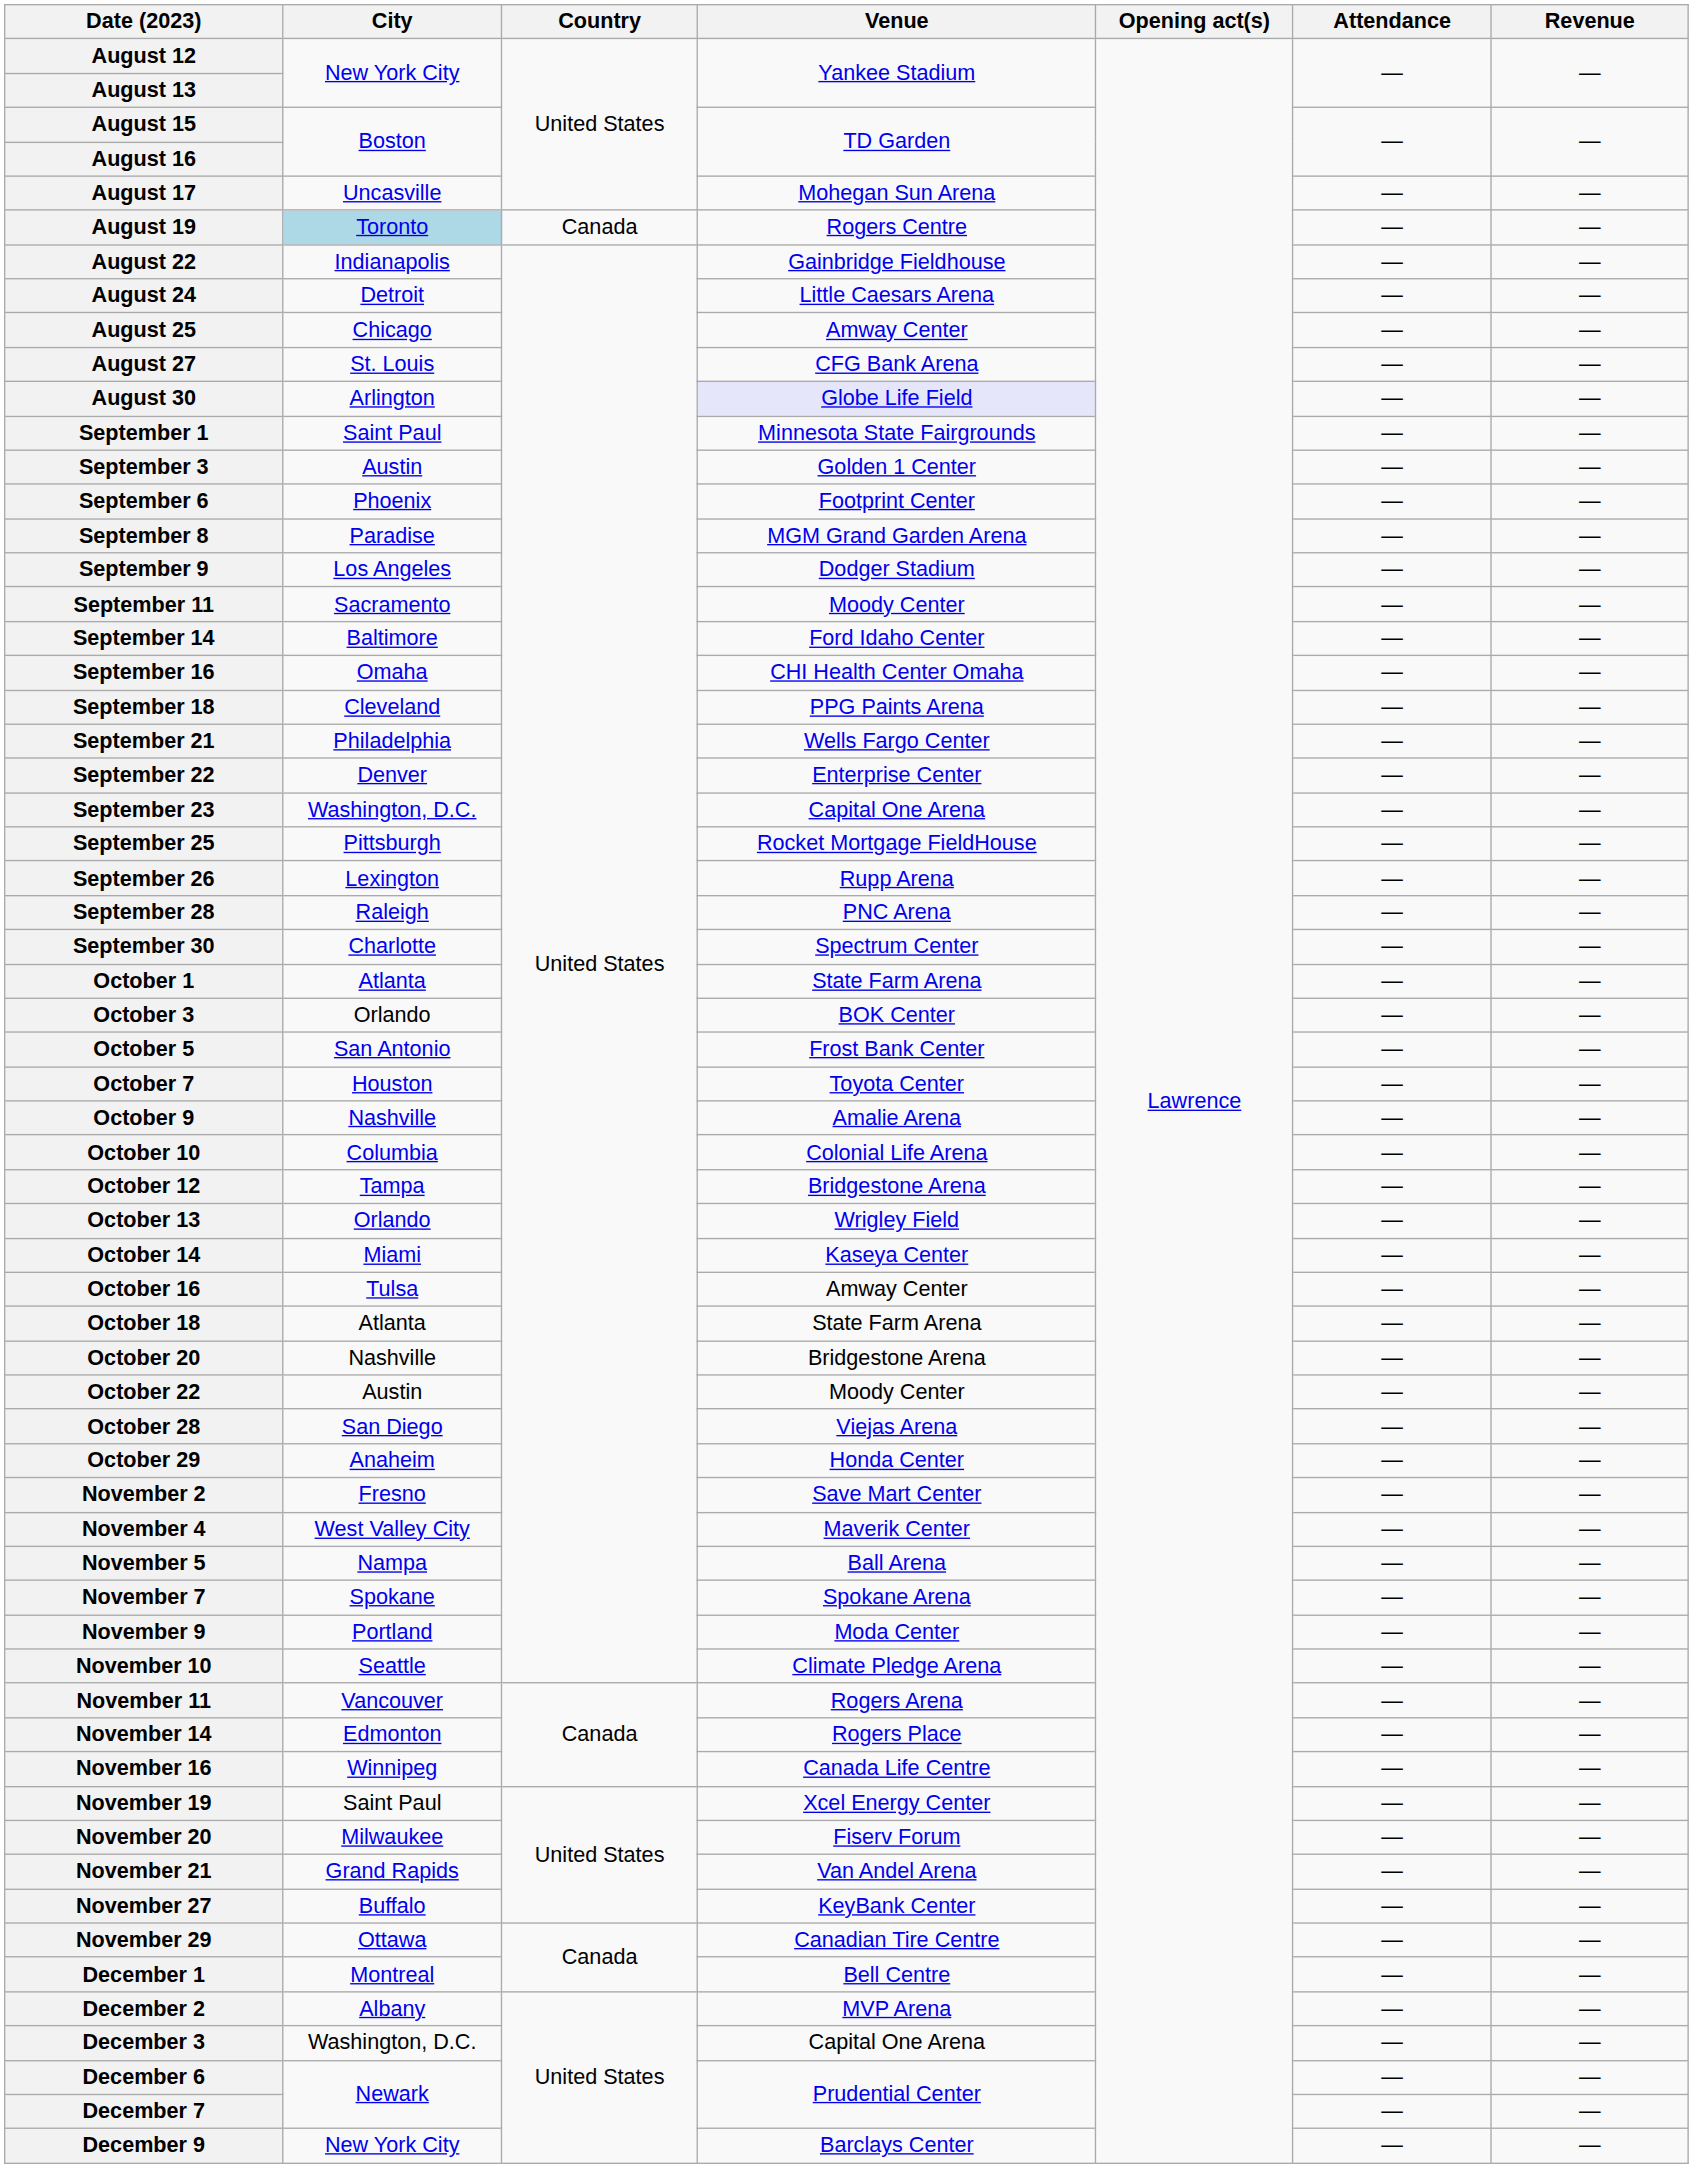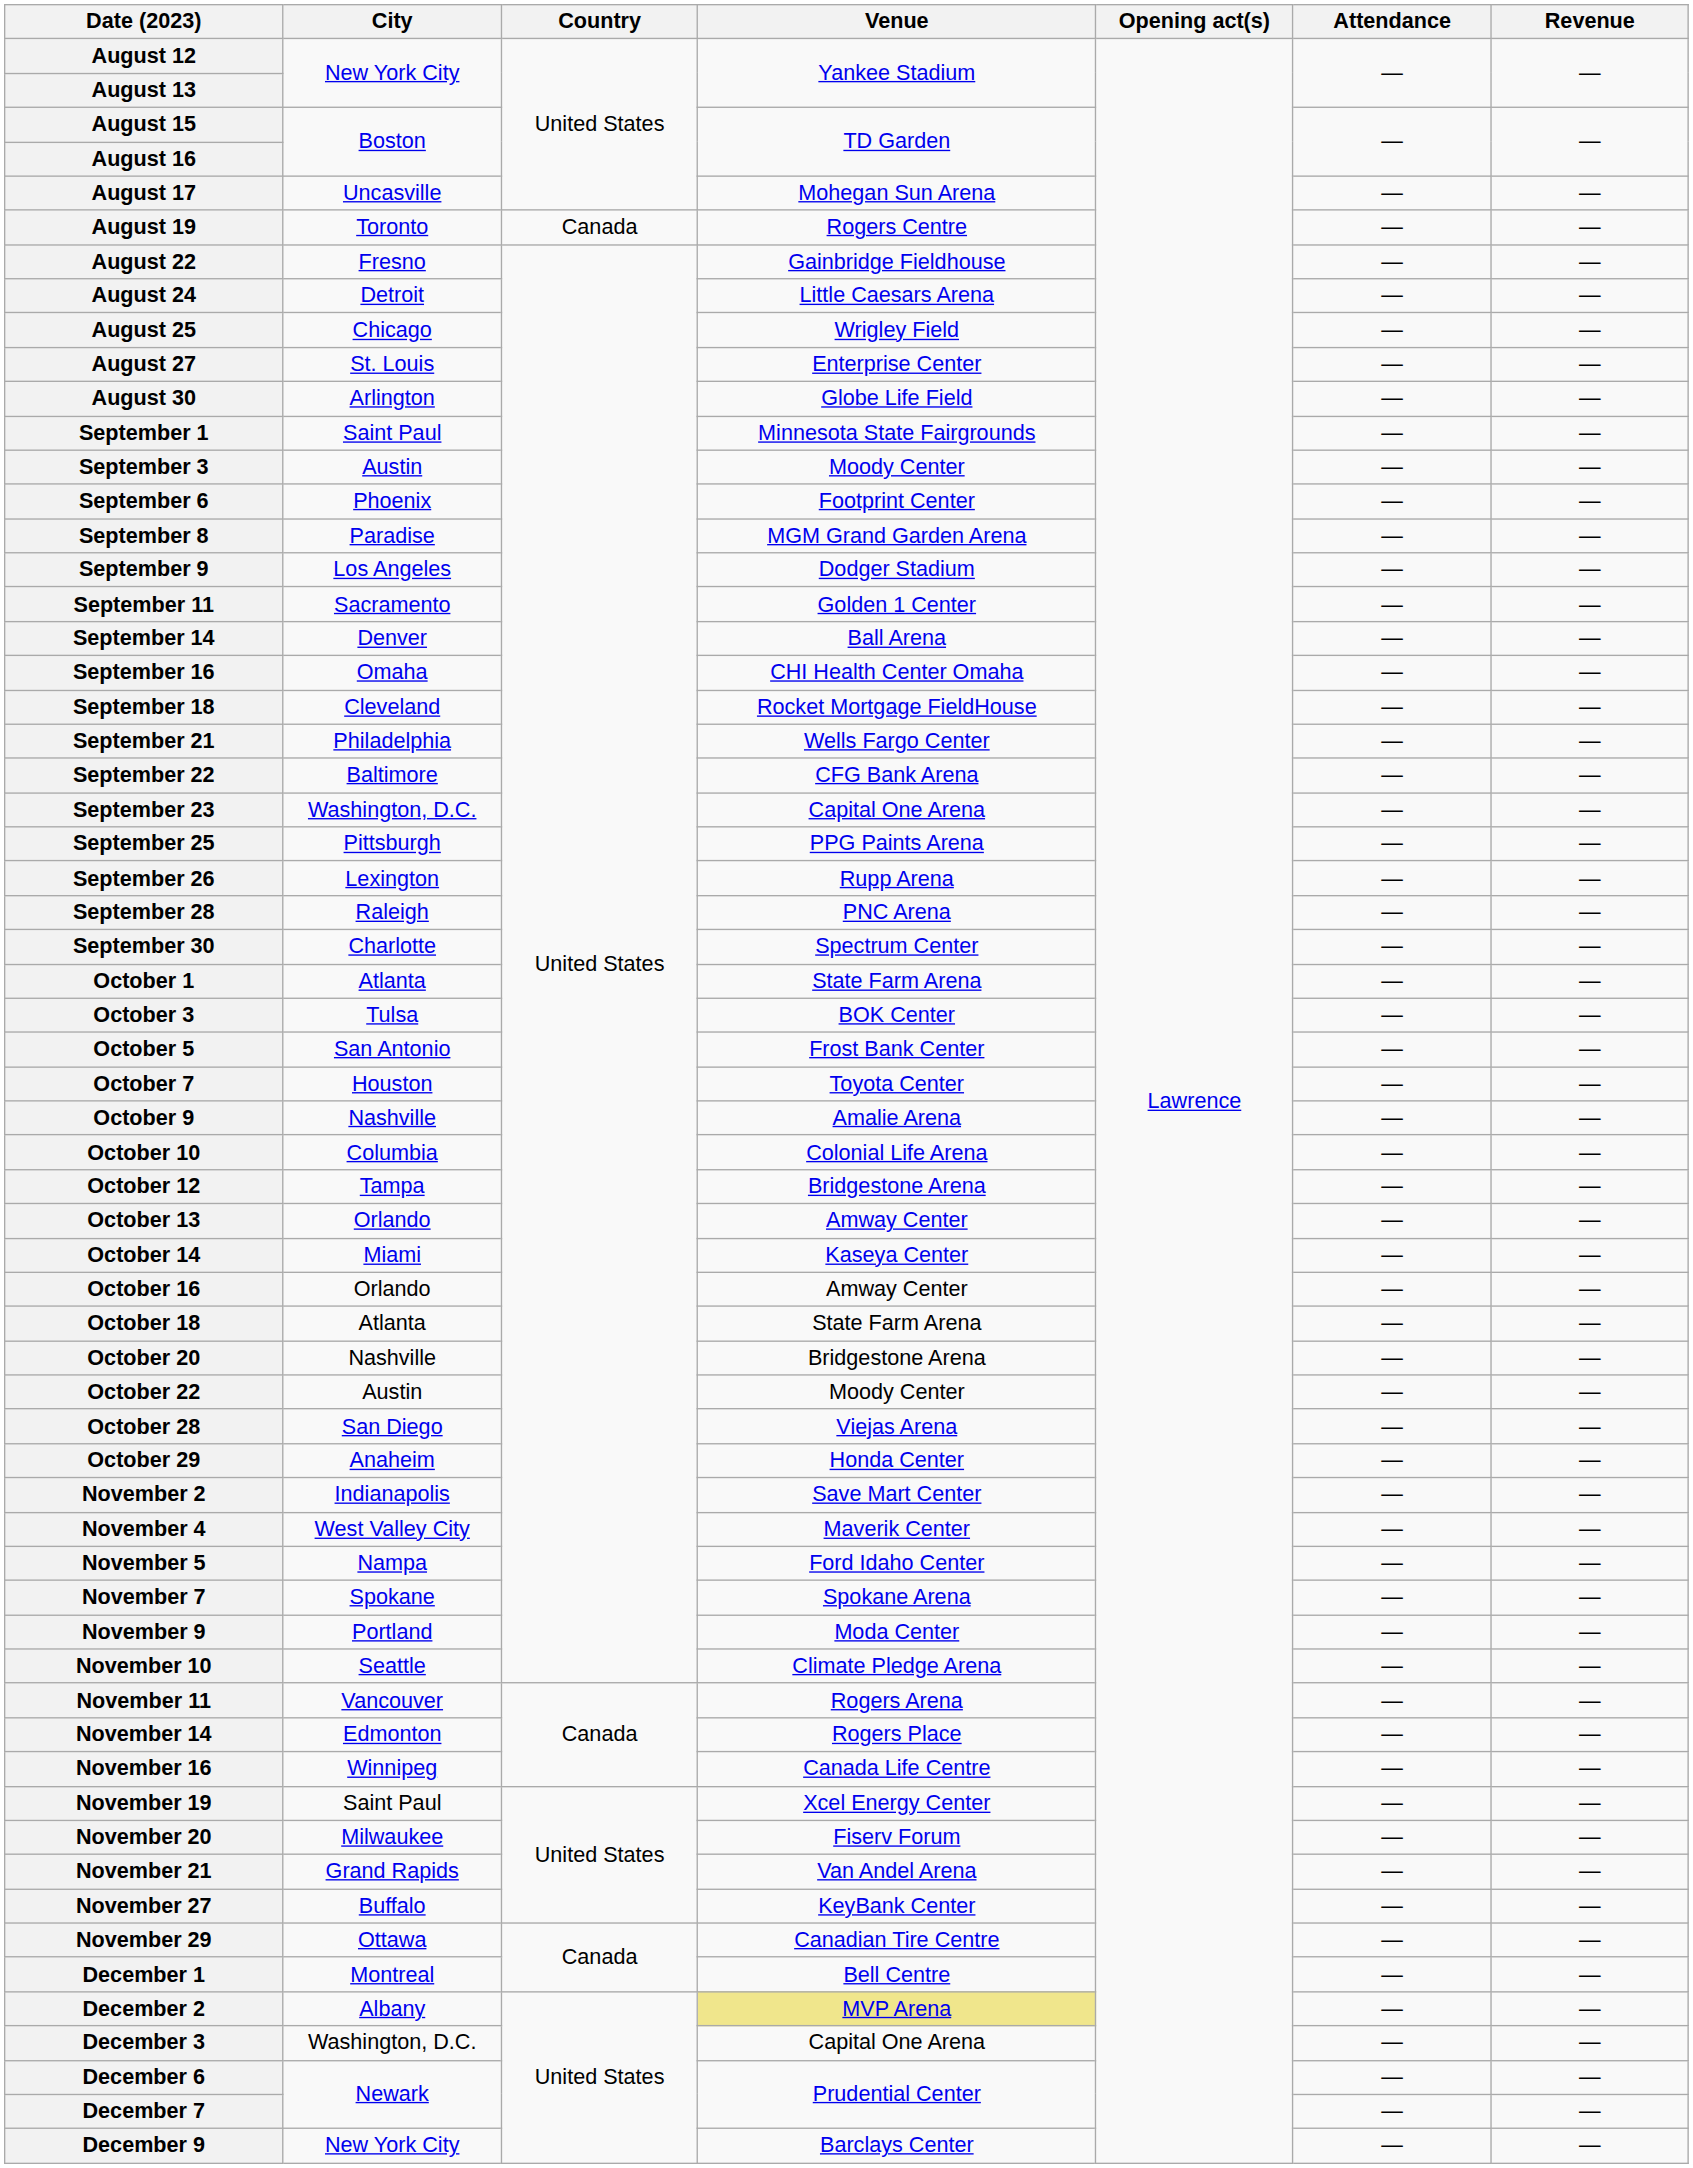(392, 227) lightblue background -> (392, 227) no background
(392, 261) Indianapolis -> (392, 261) Fresno
(897, 329) Amway Center -> (897, 329) Wrigley Field
(897, 364) CFG Bank Arena -> (897, 364) Enterprise Center
(897, 398) lavender background -> (897, 398) no background
(897, 466) Golden 1 Center -> (897, 466) Moody Center
(897, 603) Moody Center -> (897, 603) Golden 1 Center
(392, 638) Baltimore -> (392, 638) Denver
(897, 638) Ford Idaho Center -> (897, 638) Ball Arena
(897, 706) PPG Paints Arena -> (897, 706) Rocket Mortgage FieldHouse
(392, 775) Denver -> (392, 775) Baltimore
(897, 775) Enterprise Center -> (897, 775) CFG Bank Arena
(897, 843) Rocket Mortgage FieldHouse -> (897, 843) PPG Paints Arena
(392, 1015) Orlando -> (392, 1015) Tulsa
(897, 1220) Wrigley Field -> (897, 1220) Amway Center
(392, 1289) Tulsa -> (392, 1289) Orlando
(392, 1494) Fresno -> (392, 1494) Indianapolis
(897, 1563) Ball Arena -> (897, 1563) Ford Idaho Center
(897, 2008) no background -> (897, 2008) khaki background
